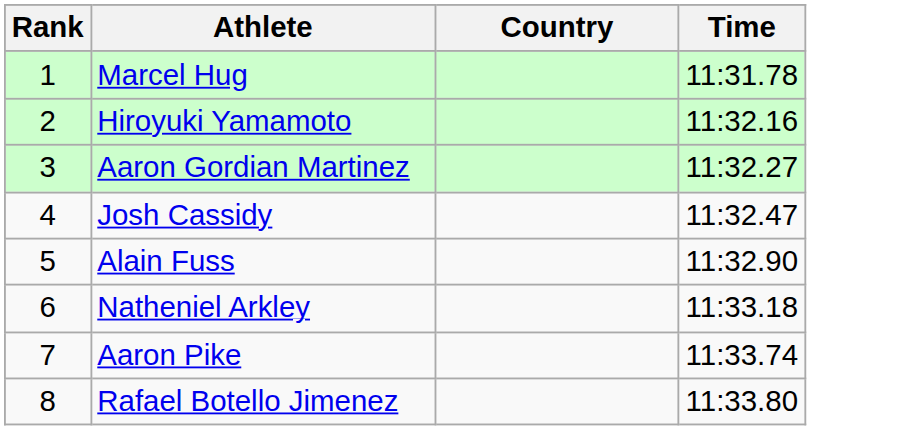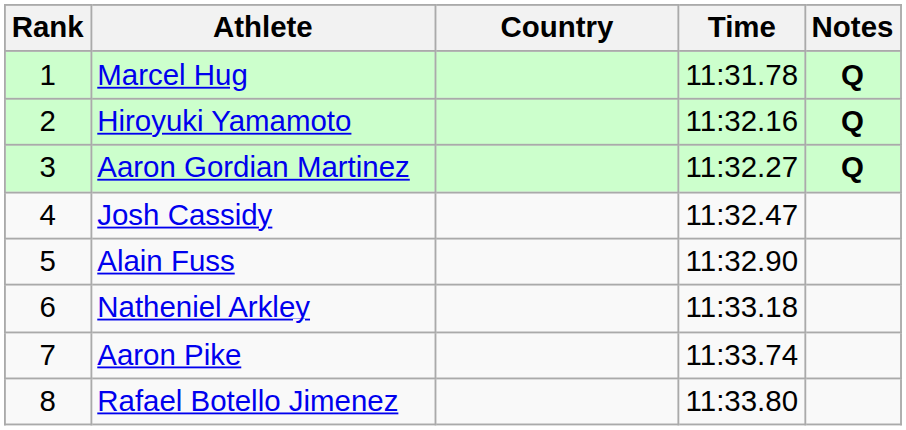+ column: (852, 27)
